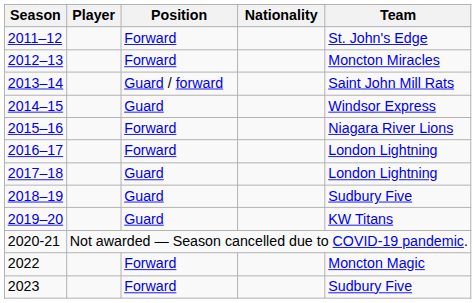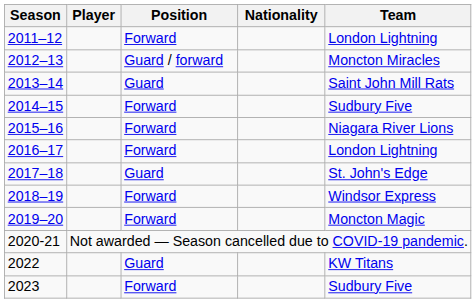(378, 38) St. John's Edge -> (383, 38) London Lightning
(150, 60) Forward -> (174, 60) Guard / forward
(174, 83) Guard / forward -> (144, 83) Guard
(144, 106) Guard -> (150, 106) Forward
(382, 106) Windsor Express -> (370, 106) Sudbury Five
(383, 173) London Lightning -> (378, 173) St. John's Edge
(144, 196) Guard -> (150, 196) Forward
(370, 196) Sudbury Five -> (382, 196) Windsor Express
(144, 219) Guard -> (150, 219) Forward
(361, 219) KW Titans -> (377, 219) Moncton Magic
(150, 264) Forward -> (144, 264) Guard
(377, 264) Moncton Magic -> (361, 264) KW Titans
